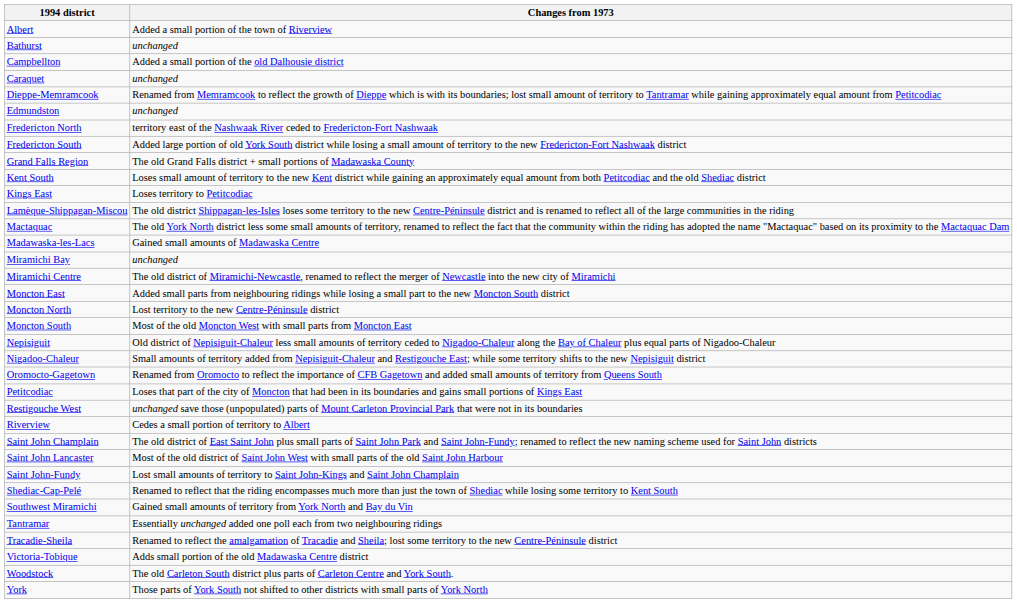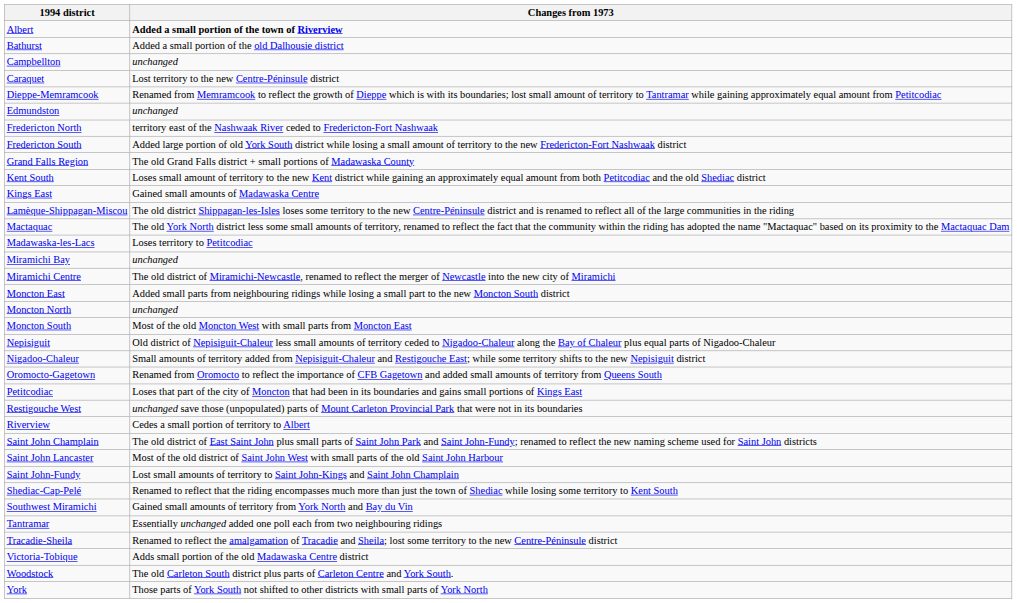(232, 29) normal -> (237, 29) bold
(155, 45) unchanged -> (238, 45) Added a small portion of the old Dalhousie district
(238, 62) Added a small portion of the old Dalhousie district -> (155, 62) unchanged
(155, 78) unchanged -> (236, 78) Lost territory to the new Centre-Péninsule district
(192, 194) Loses territory to Petitcodiac -> (226, 194) Gained small amounts of Madawaska Centre
(226, 243) Gained small amounts of Madawaska Centre -> (192, 243) Loses territory to Petitcodiac
(236, 309) Lost territory to the new Centre-Péninsule district -> (155, 309) unchanged
